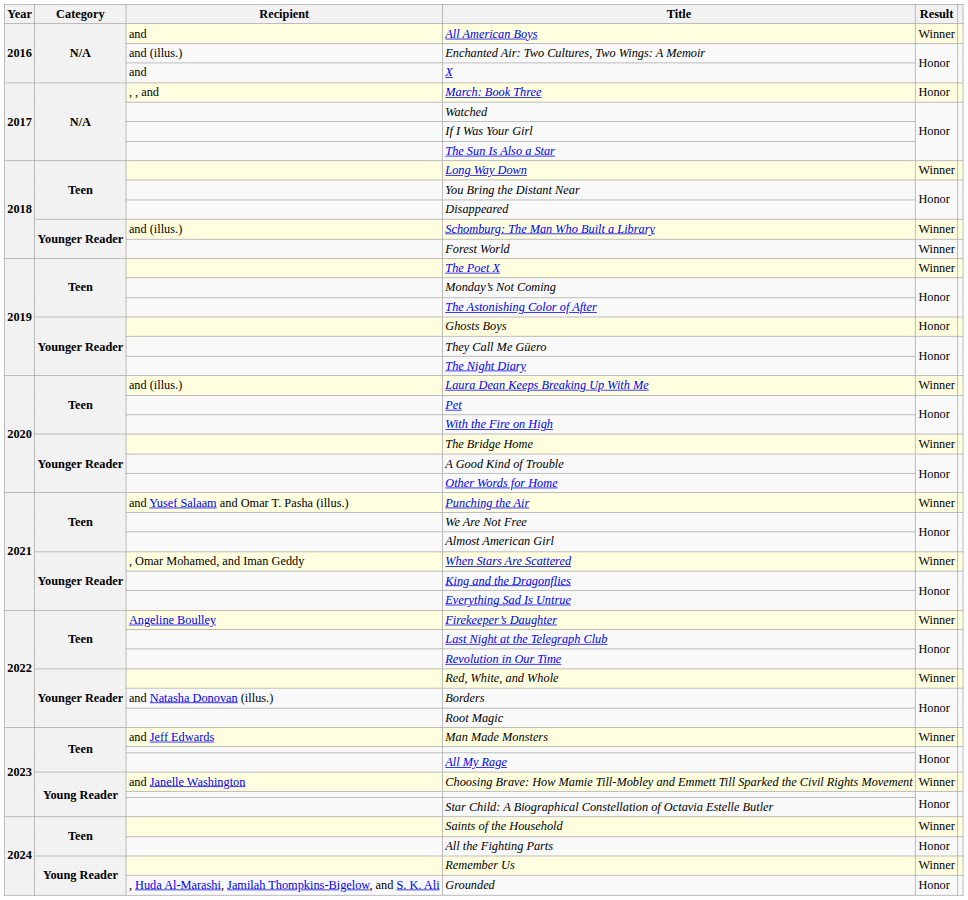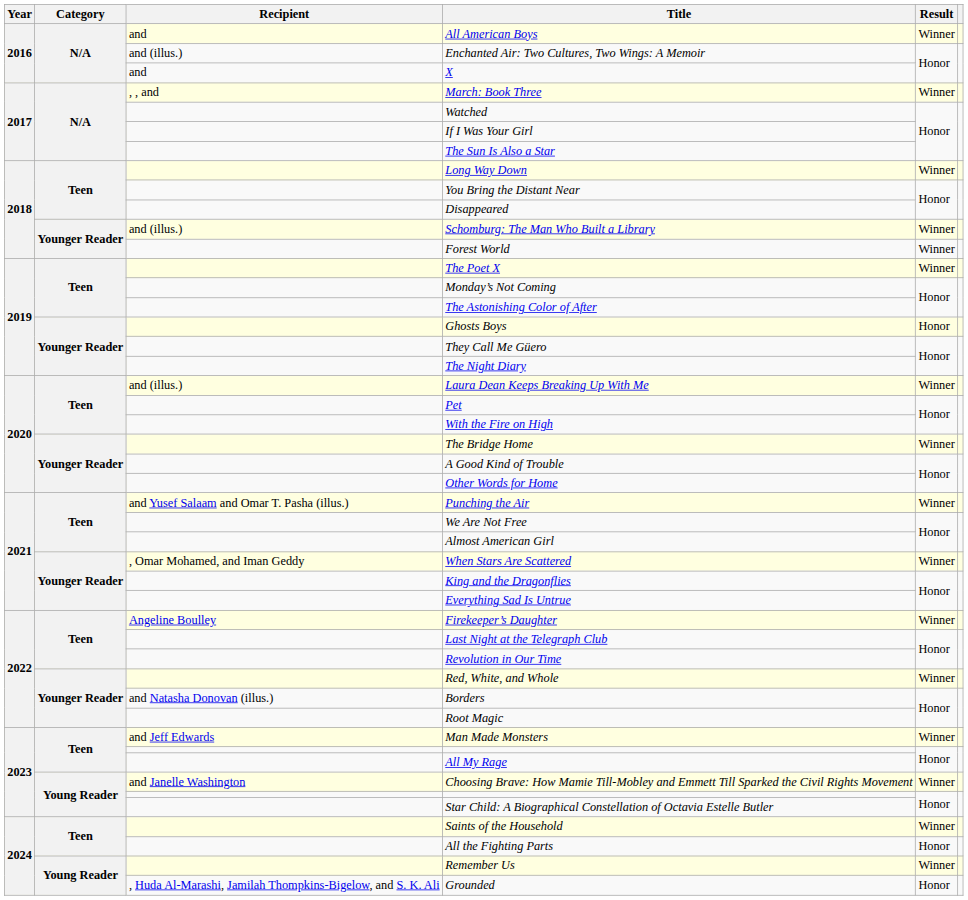(934, 92) Honor -> (937, 92) Winner
